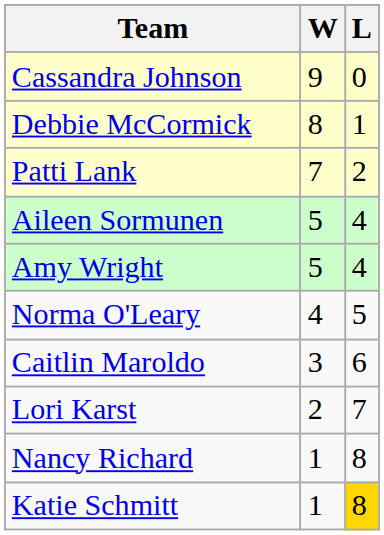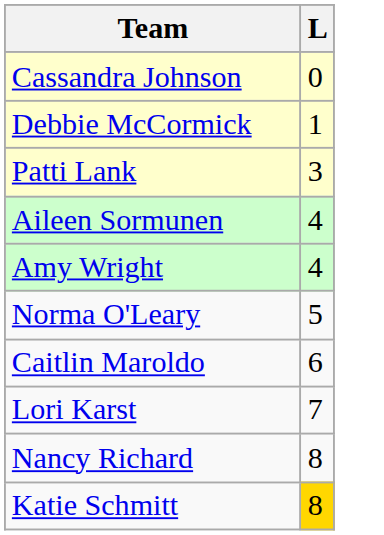- column: (323, 28)
(359, 171) 2 -> (315, 171) 3
